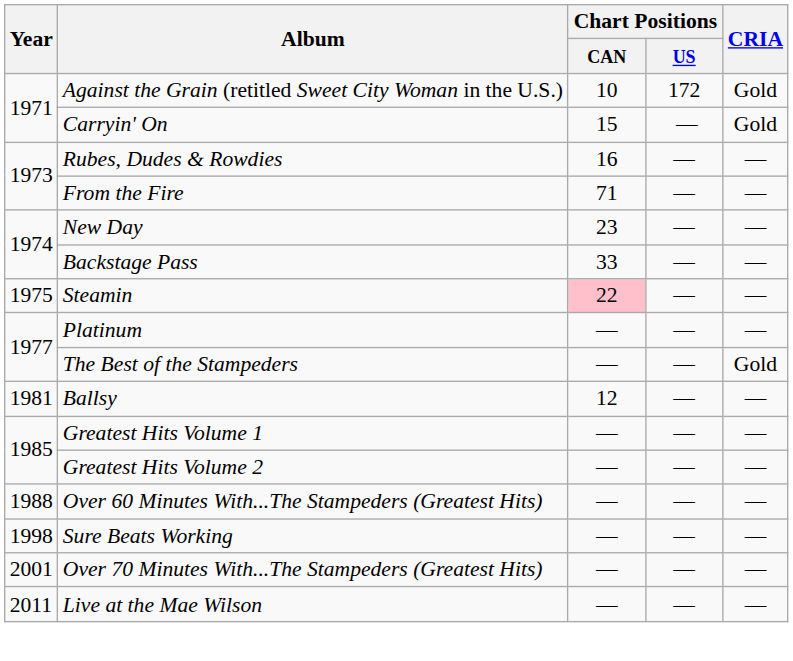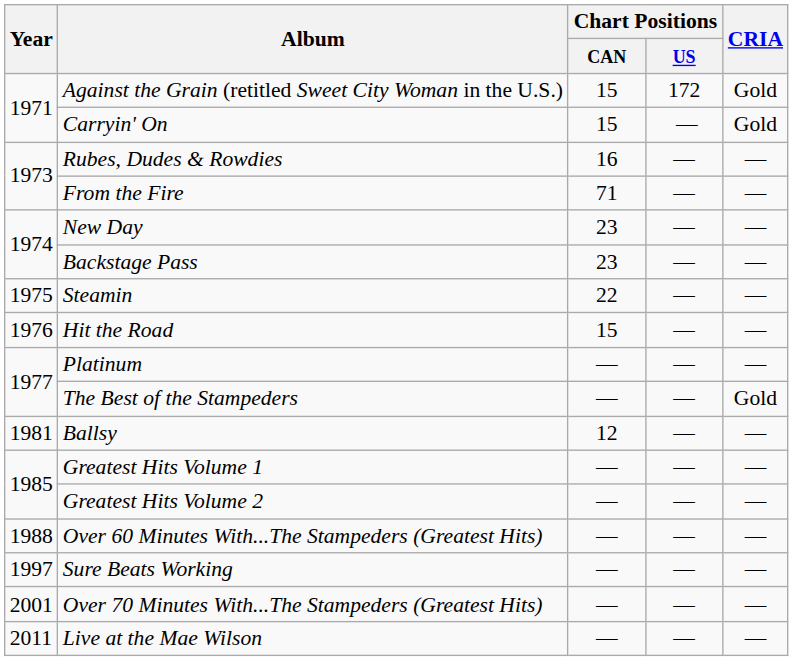(607, 90) 10 -> (607, 90) 15
(607, 261) 33 -> (607, 261) 23
(607, 295) pink background -> (607, 295) no background
+ row: (118, 329)
(31, 535) 1998 -> (31, 569) 1997
